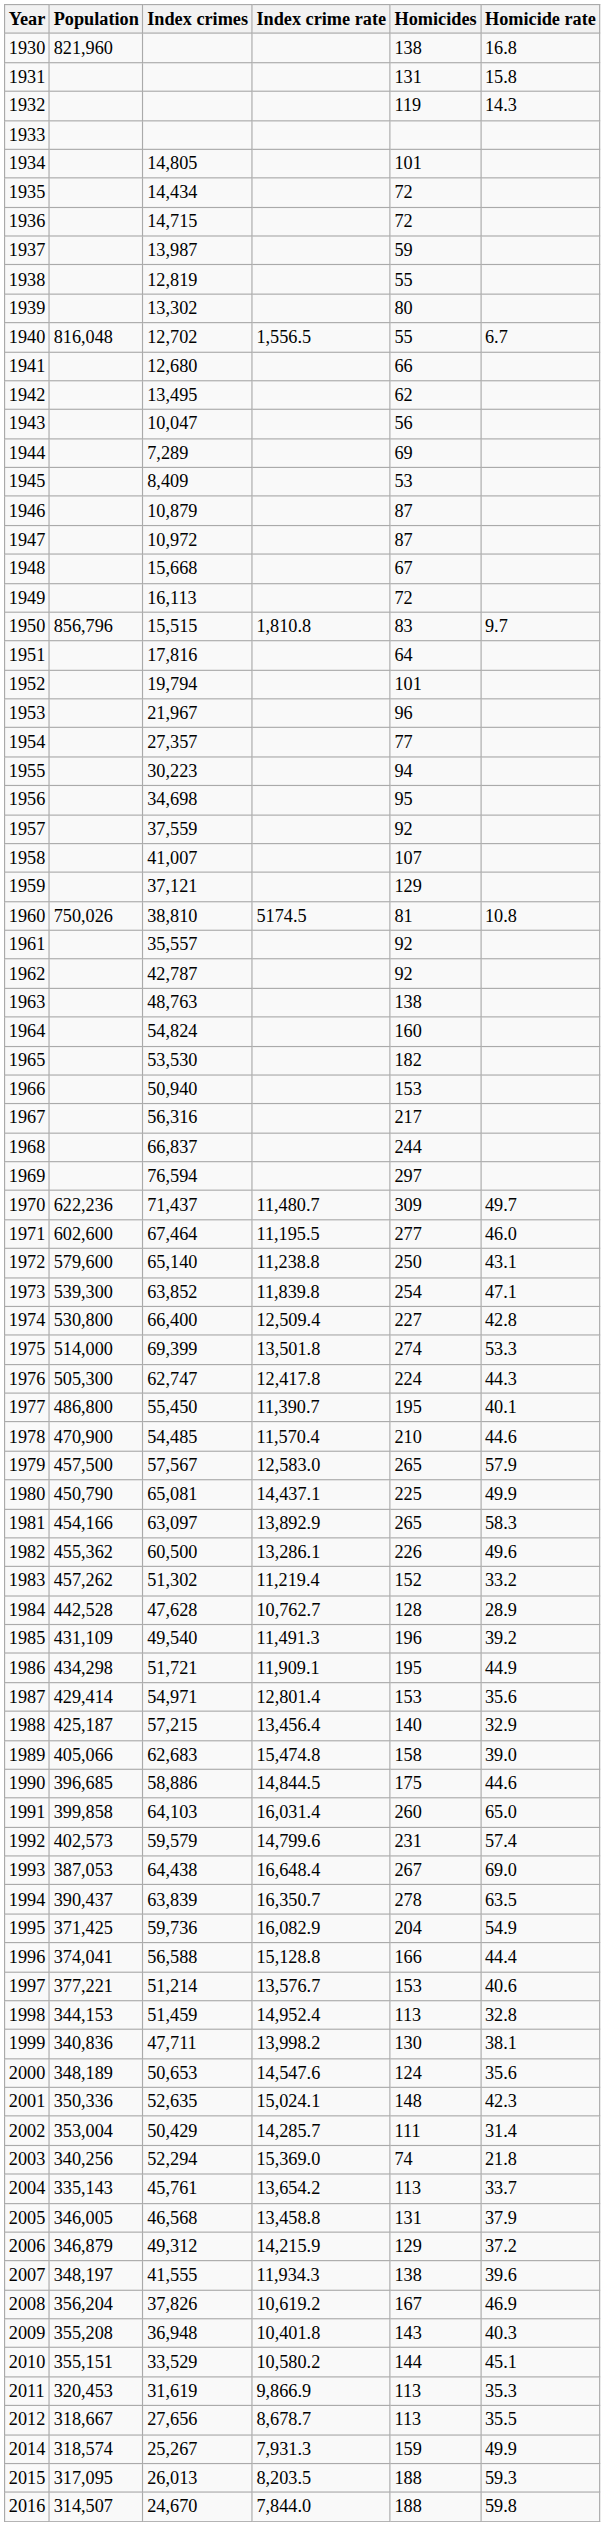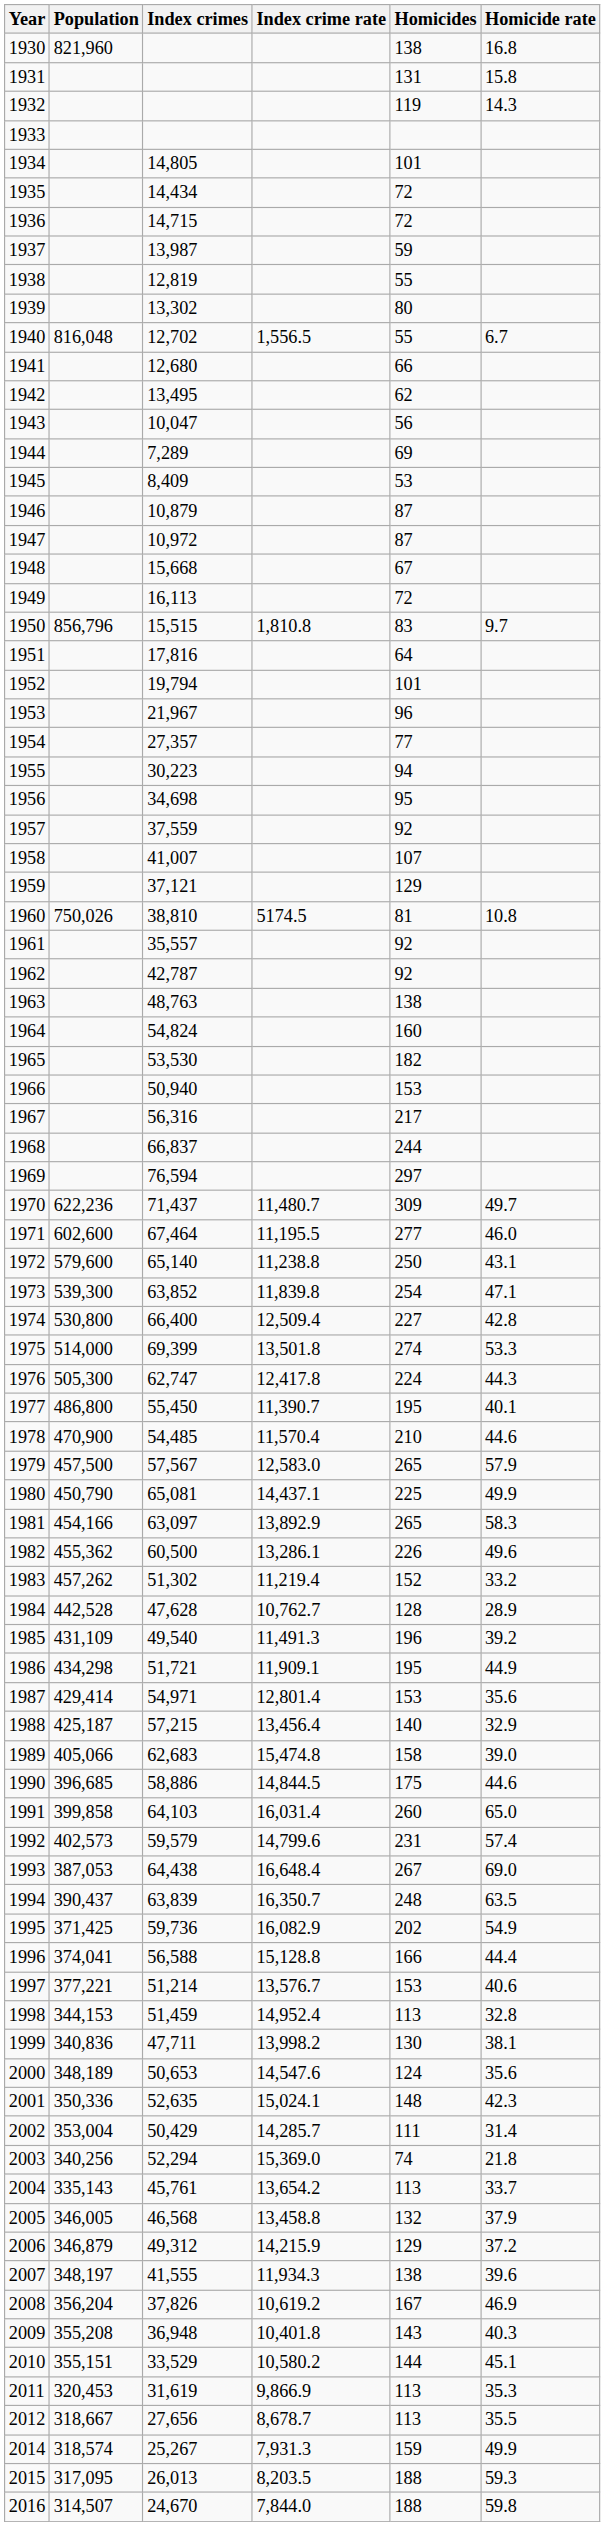(408, 1899) 278 -> (408, 1899) 248
(408, 1928) 204 -> (408, 1928) 202
(408, 2217) 131 -> (408, 2217) 132
